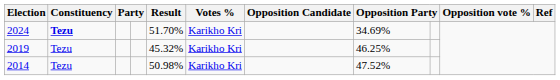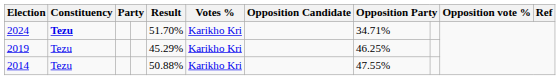(373, 30) 34.69% -> (373, 30) 34.71%
(166, 48) 45.32% -> (166, 48) 45.29%
(166, 65) 50.98% -> (166, 65) 50.88%
(373, 65) 47.52% -> (373, 65) 47.55%
